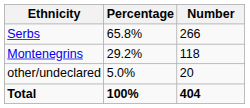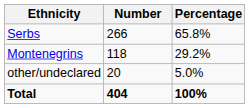columns swapped: (211, 14) <-> (140, 14)
